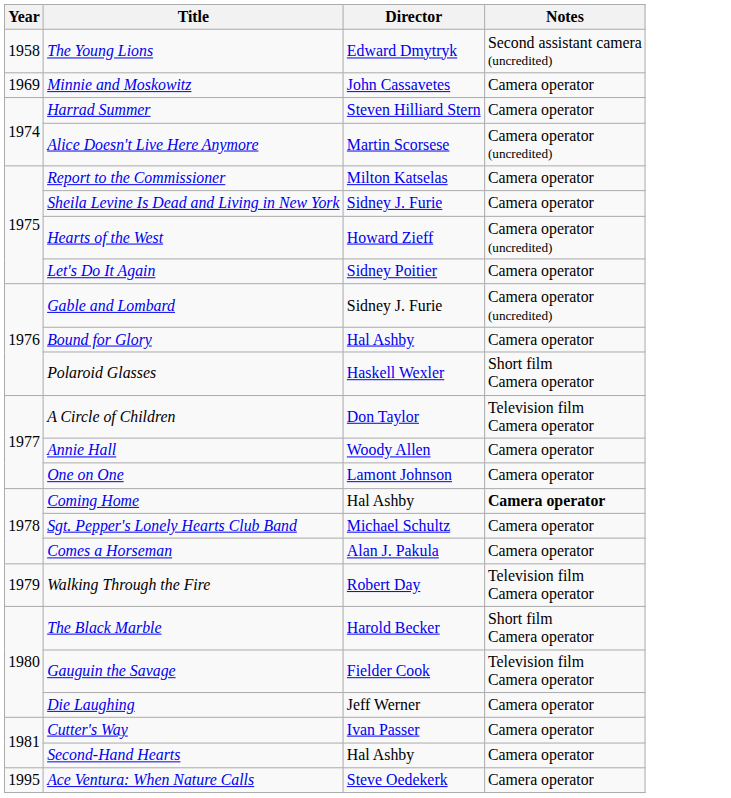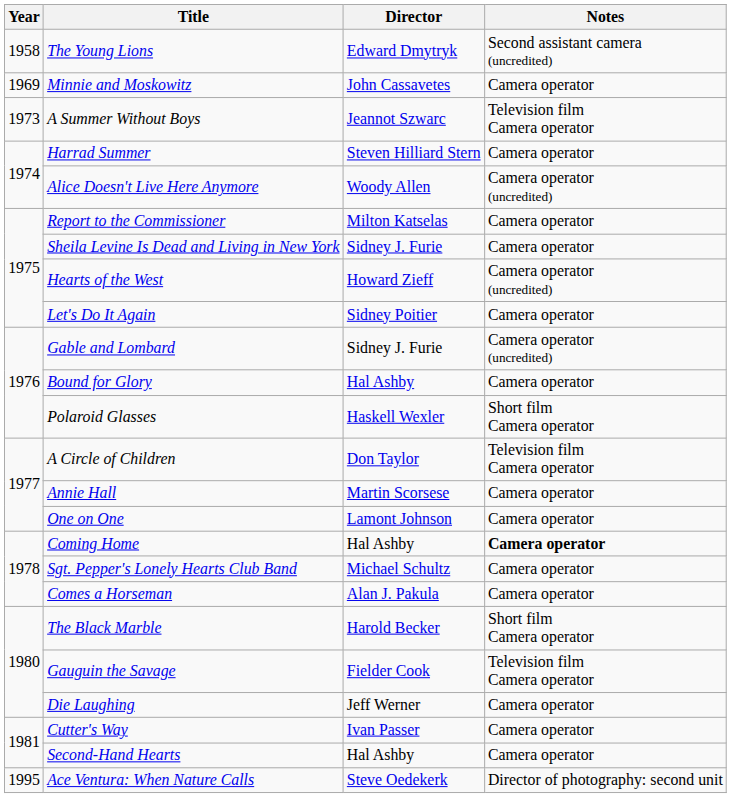+ row: (124, 119)
(398, 144) Martin Scorsese -> (389, 187) Woody Allen
(389, 450) Woody Allen -> (398, 493) Martin Scorsese
- row: (129, 585)
(541, 780) Camera operator -> (605, 780) Director of photography: second unit
